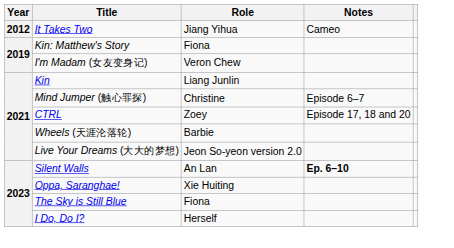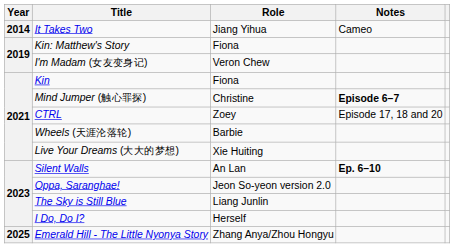(18, 29) 2012 -> (18, 29) 2014
(211, 80) Liang Junlin -> (226, 80) Fiona
(335, 98) normal -> (369, 98) bold
(243, 151) Jeon So-yeon version 2.0 -> (238, 151) Xie Huiting
(209, 185) Xie Huiting -> (272, 185) Jeon So-yeon version 2.0
(197, 201) Fiona -> (241, 201) Liang Junlin
+ row: (121, 234)
